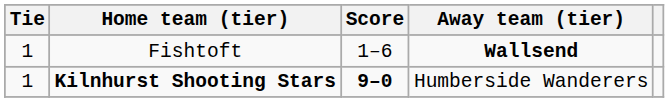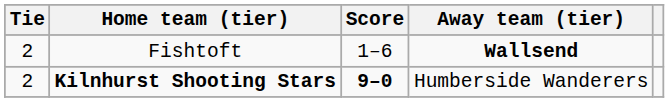(27, 51) 1 -> (27, 51) 2
(27, 82) 1 -> (27, 82) 2
